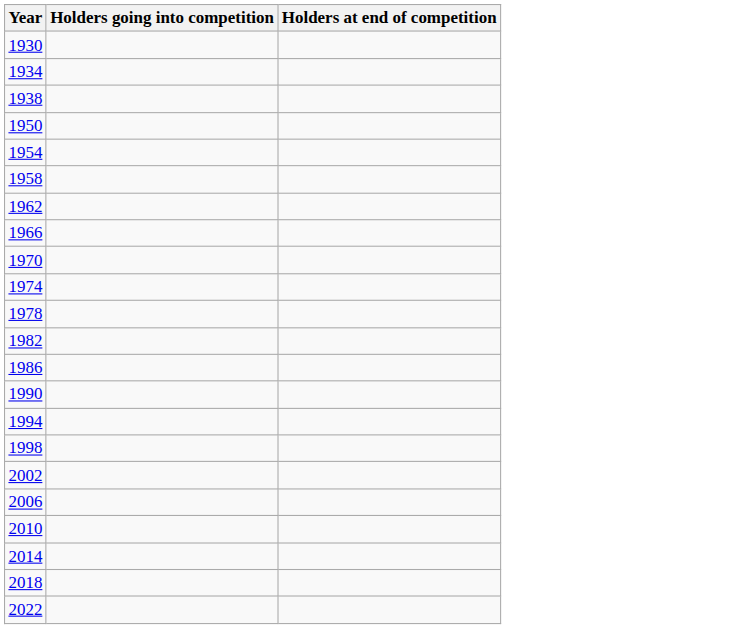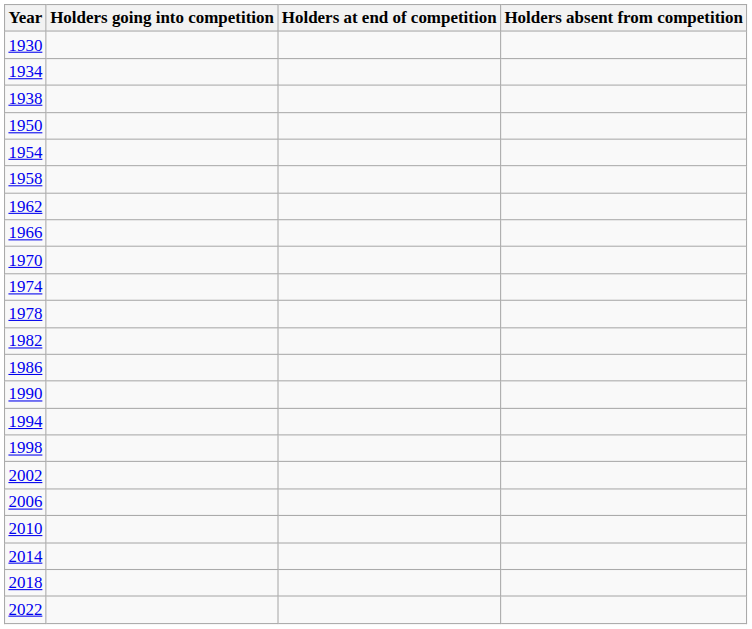+ column: (624, 17)
